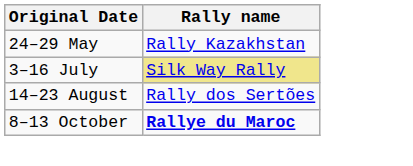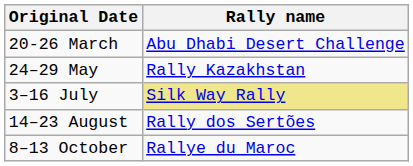+ row: (63, 44)
(221, 122) bold -> (221, 148) normal
